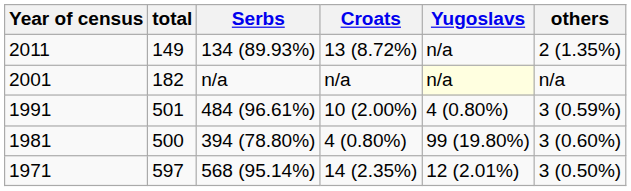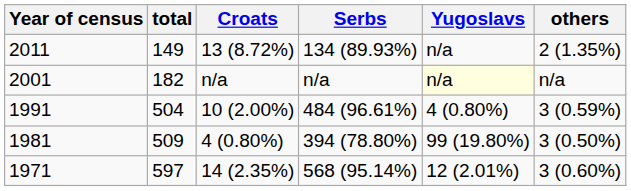columns swapped: (258, 19) <-> (371, 19)
(168, 110) 501 -> (168, 110) 504
(168, 140) 500 -> (168, 140) 509
(580, 140) 3 (0.60%) -> (580, 140) 3 (0.50%)
(580, 170) 3 (0.50%) -> (580, 170) 3 (0.60%)
